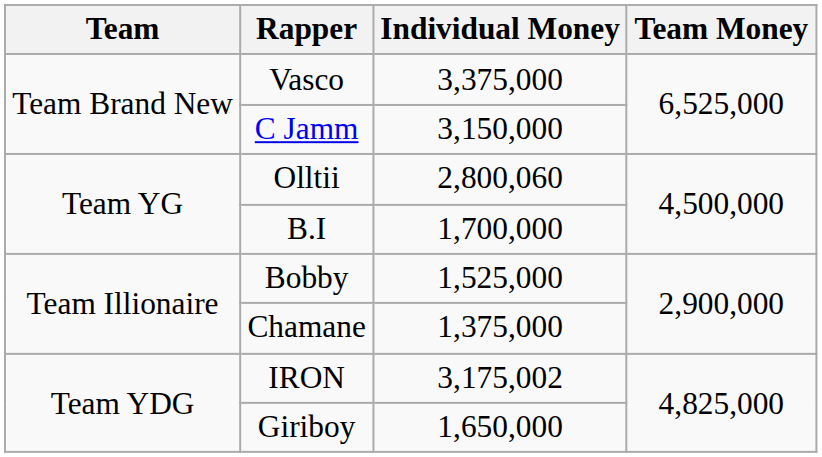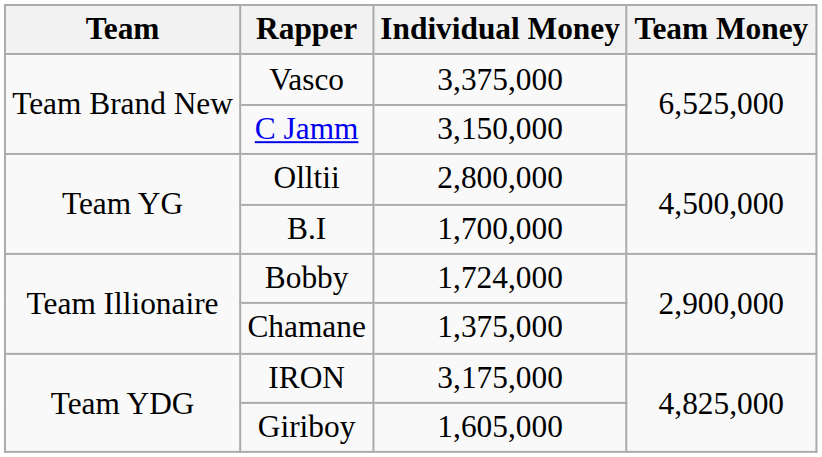(500, 178) 2,800,060 -> (500, 178) 2,800,000
(500, 278) 1,525,000 -> (500, 278) 1,724,000
(500, 377) 3,175,002 -> (500, 377) 3,175,000
(500, 427) 1,650,000 -> (500, 427) 1,605,000
